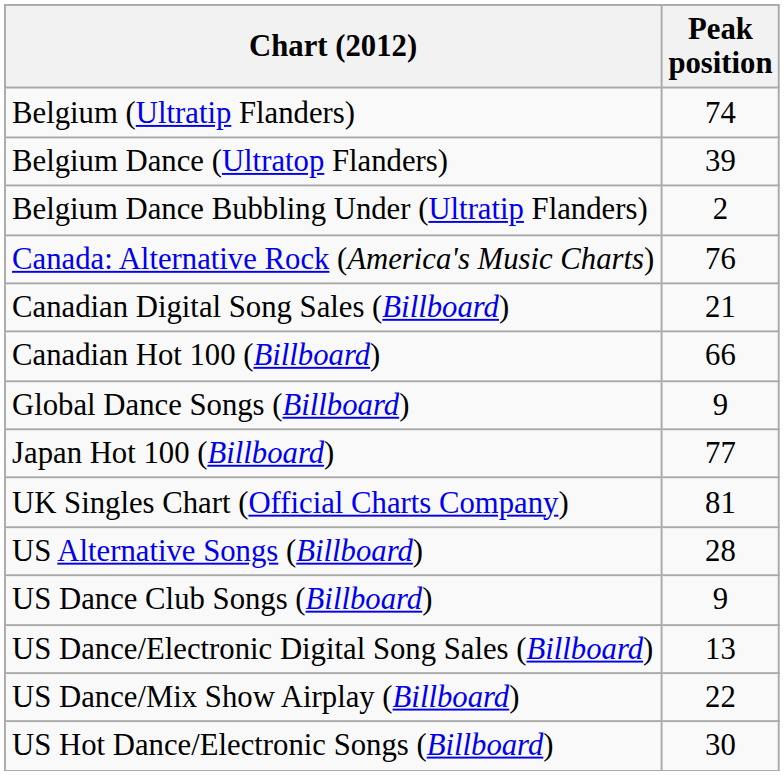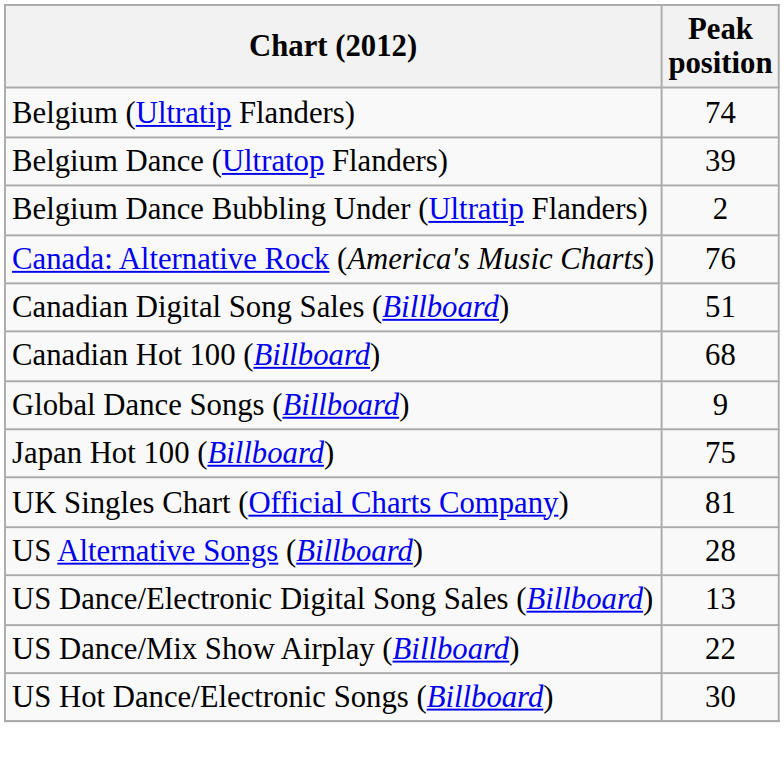(720, 307) 21 -> (720, 307) 51
(720, 355) 66 -> (720, 355) 68
(720, 453) 77 -> (720, 453) 75
- row: (222, 599)
